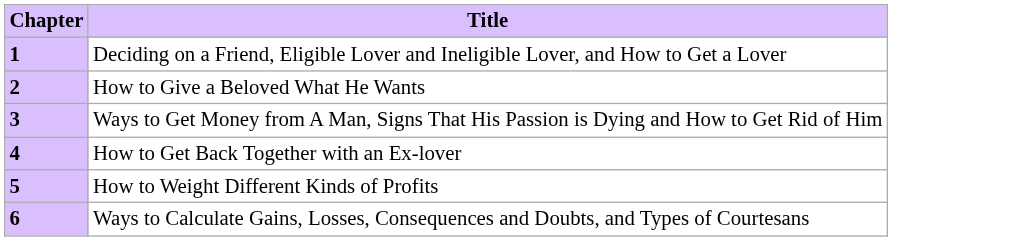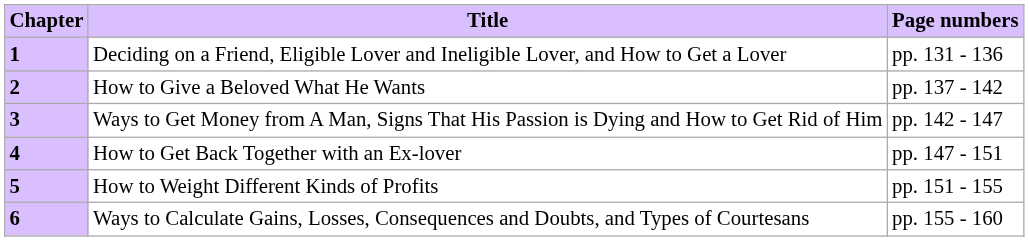+ column: (955, 20)
